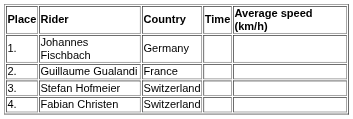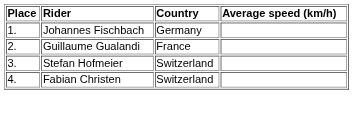- column: (218, 20)
